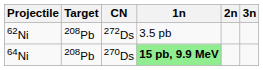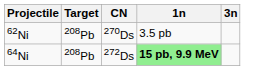- column: (231, 13)
(119, 33) 272Ds -> (119, 33) 270Ds
(119, 54) 270Ds -> (119, 54) 272Ds
